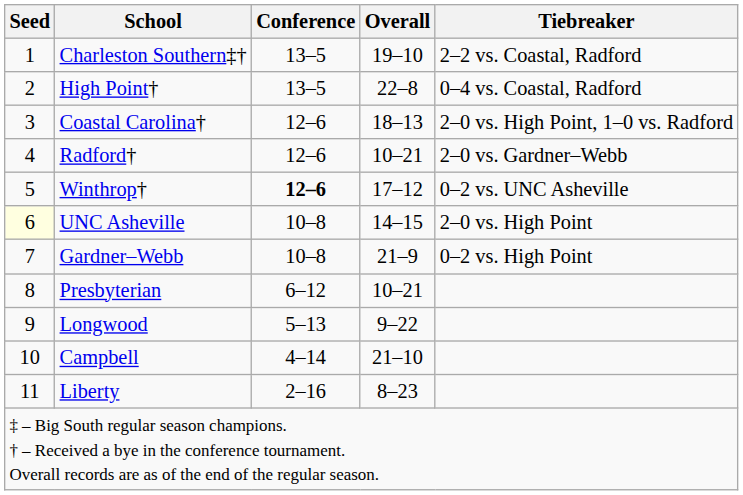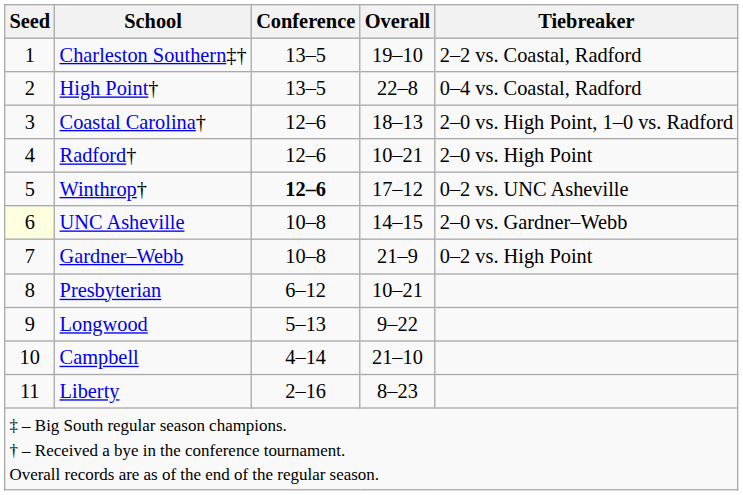(534, 155) 2–0 vs. Gardner–Webb -> (516, 155) 2–0 vs. High Point
(516, 222) 2–0 vs. High Point -> (534, 222) 2–0 vs. Gardner–Webb
